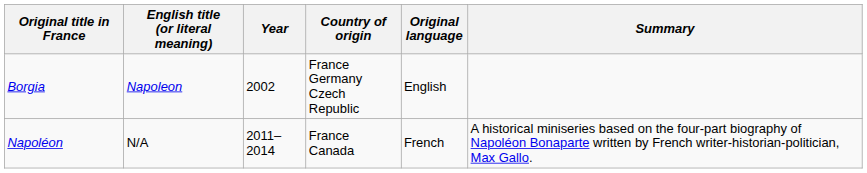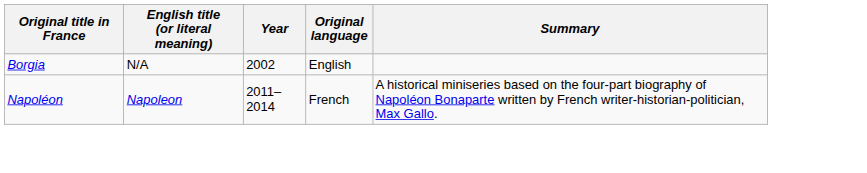- column: (353, 29)
(155, 86) Napoleon -> (138, 64) N/A
(138, 143) N/A -> (155, 99) Napoleon
